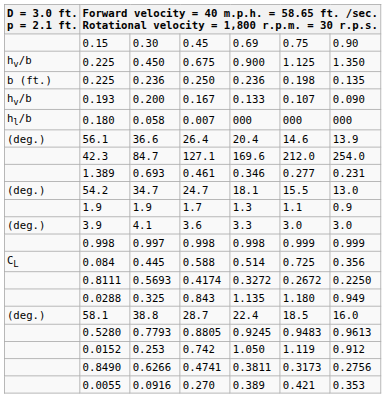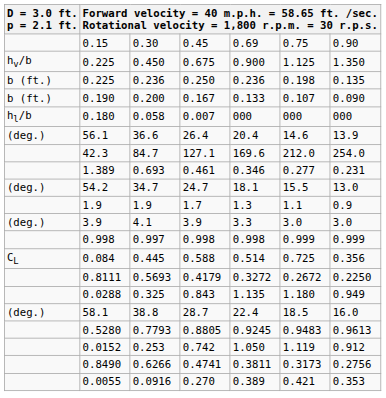(19, 99) hv/b -> (29, 98) b (ft.)
(99, 99) 0.193 -> (99, 98) 0.190
(192, 225) 3.6 -> (192, 222) 3.9
(202, 280) 0.4174 -> (202, 277) 0.4179
